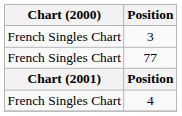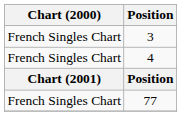rows swapped: (150, 100) <-> (150, 57)
